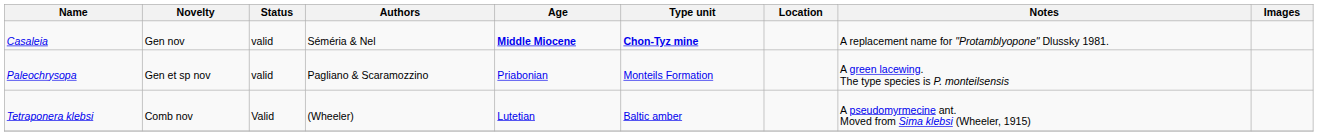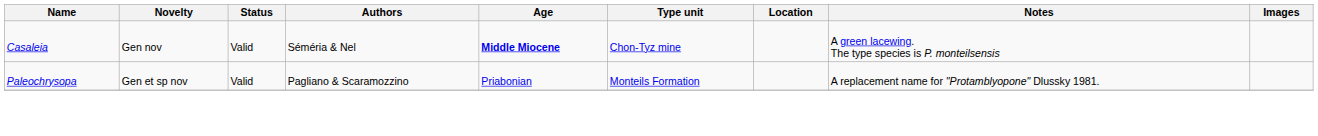(262, 41) valid -> (242, 47) Valid
(661, 41) bold -> (645, 47) normal
(974, 41) A replacement name for "Protamblyopone" Dlussky 1981. -> (915, 47) A green lacewing. The type species is P. monteilsensis
(262, 76) valid -> (242, 82) Valid
(925, 76) A green lacewing. The type species is P. monteilsensis -> (965, 82) A replacement name for "Protamblyopone" Dlussky 1981.
- row: (50, 116)
